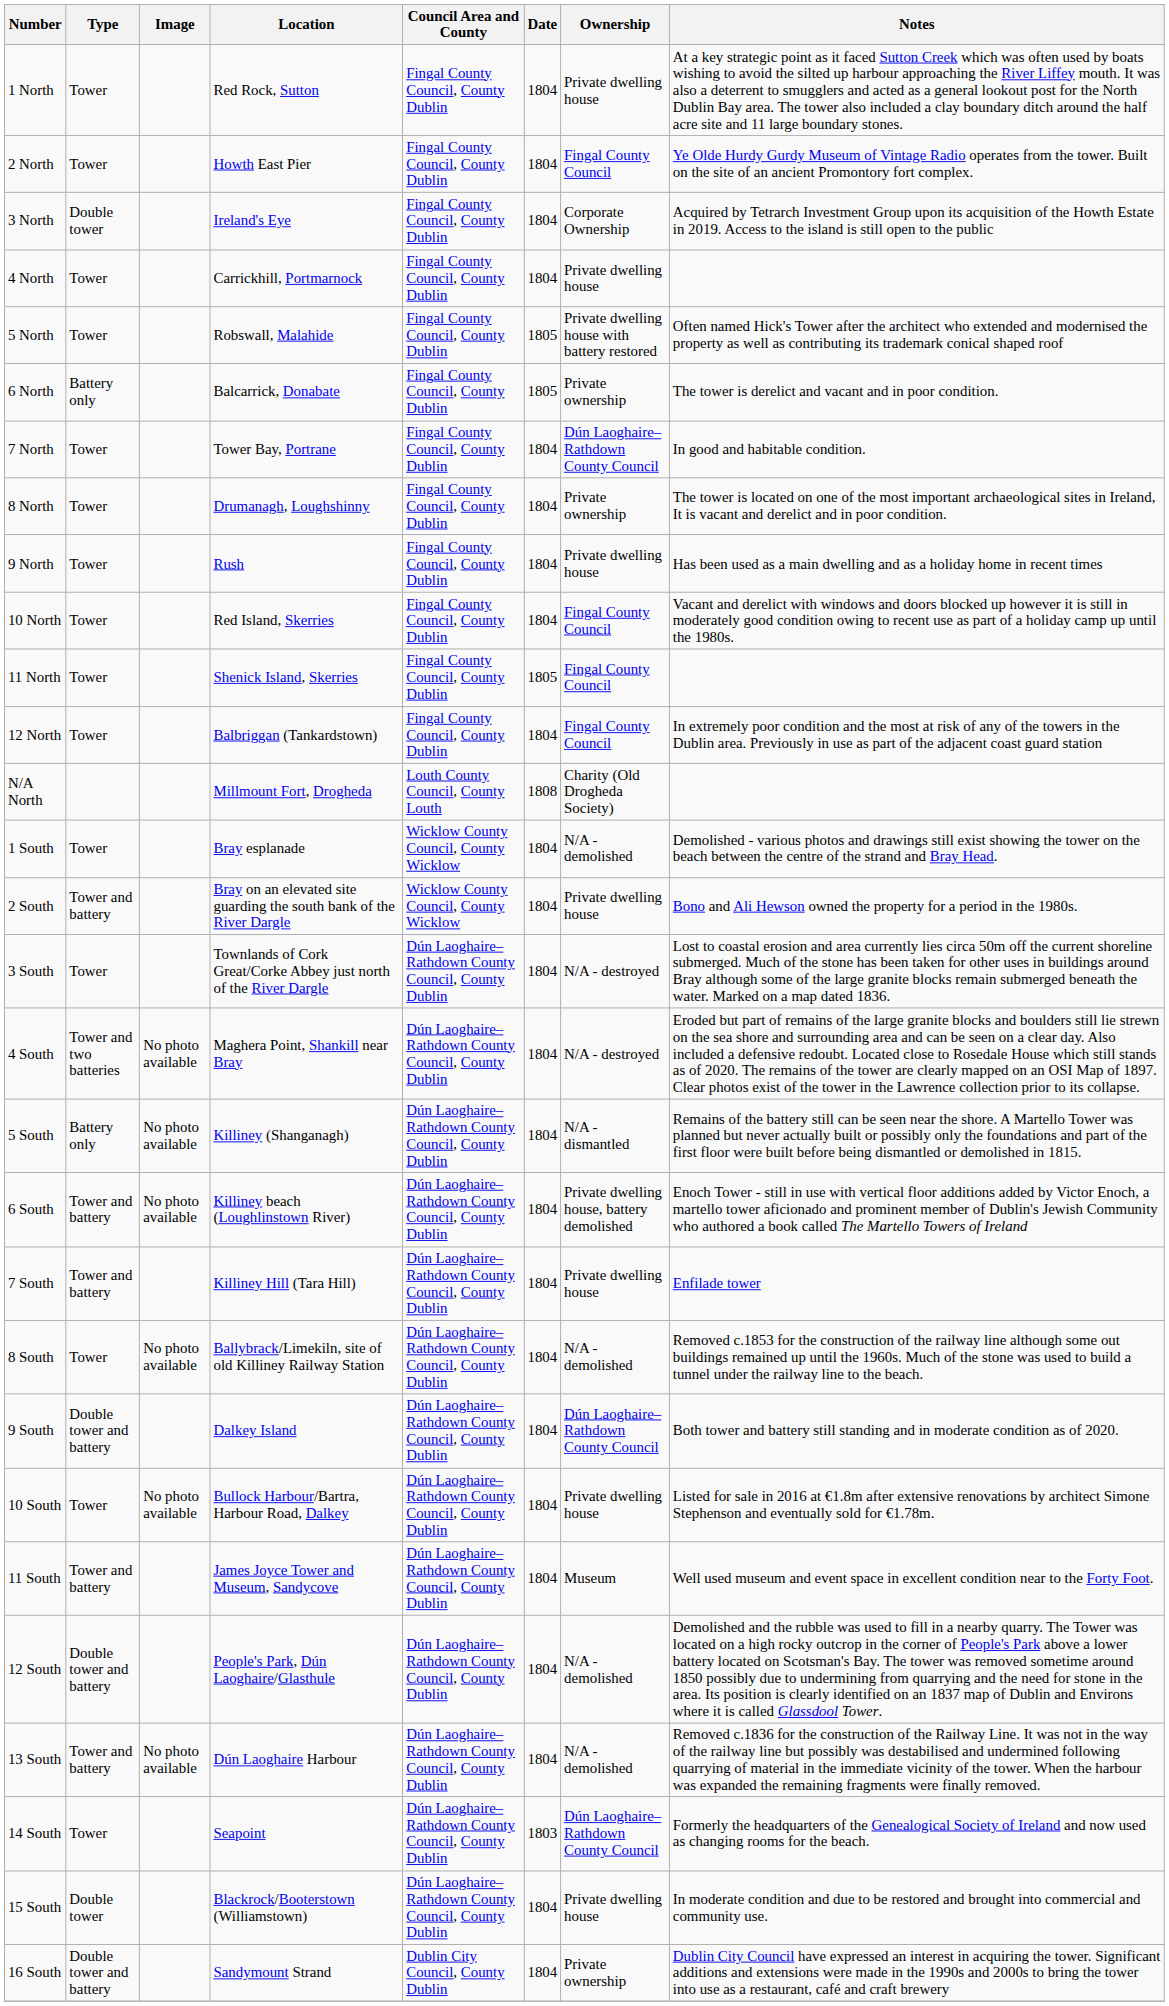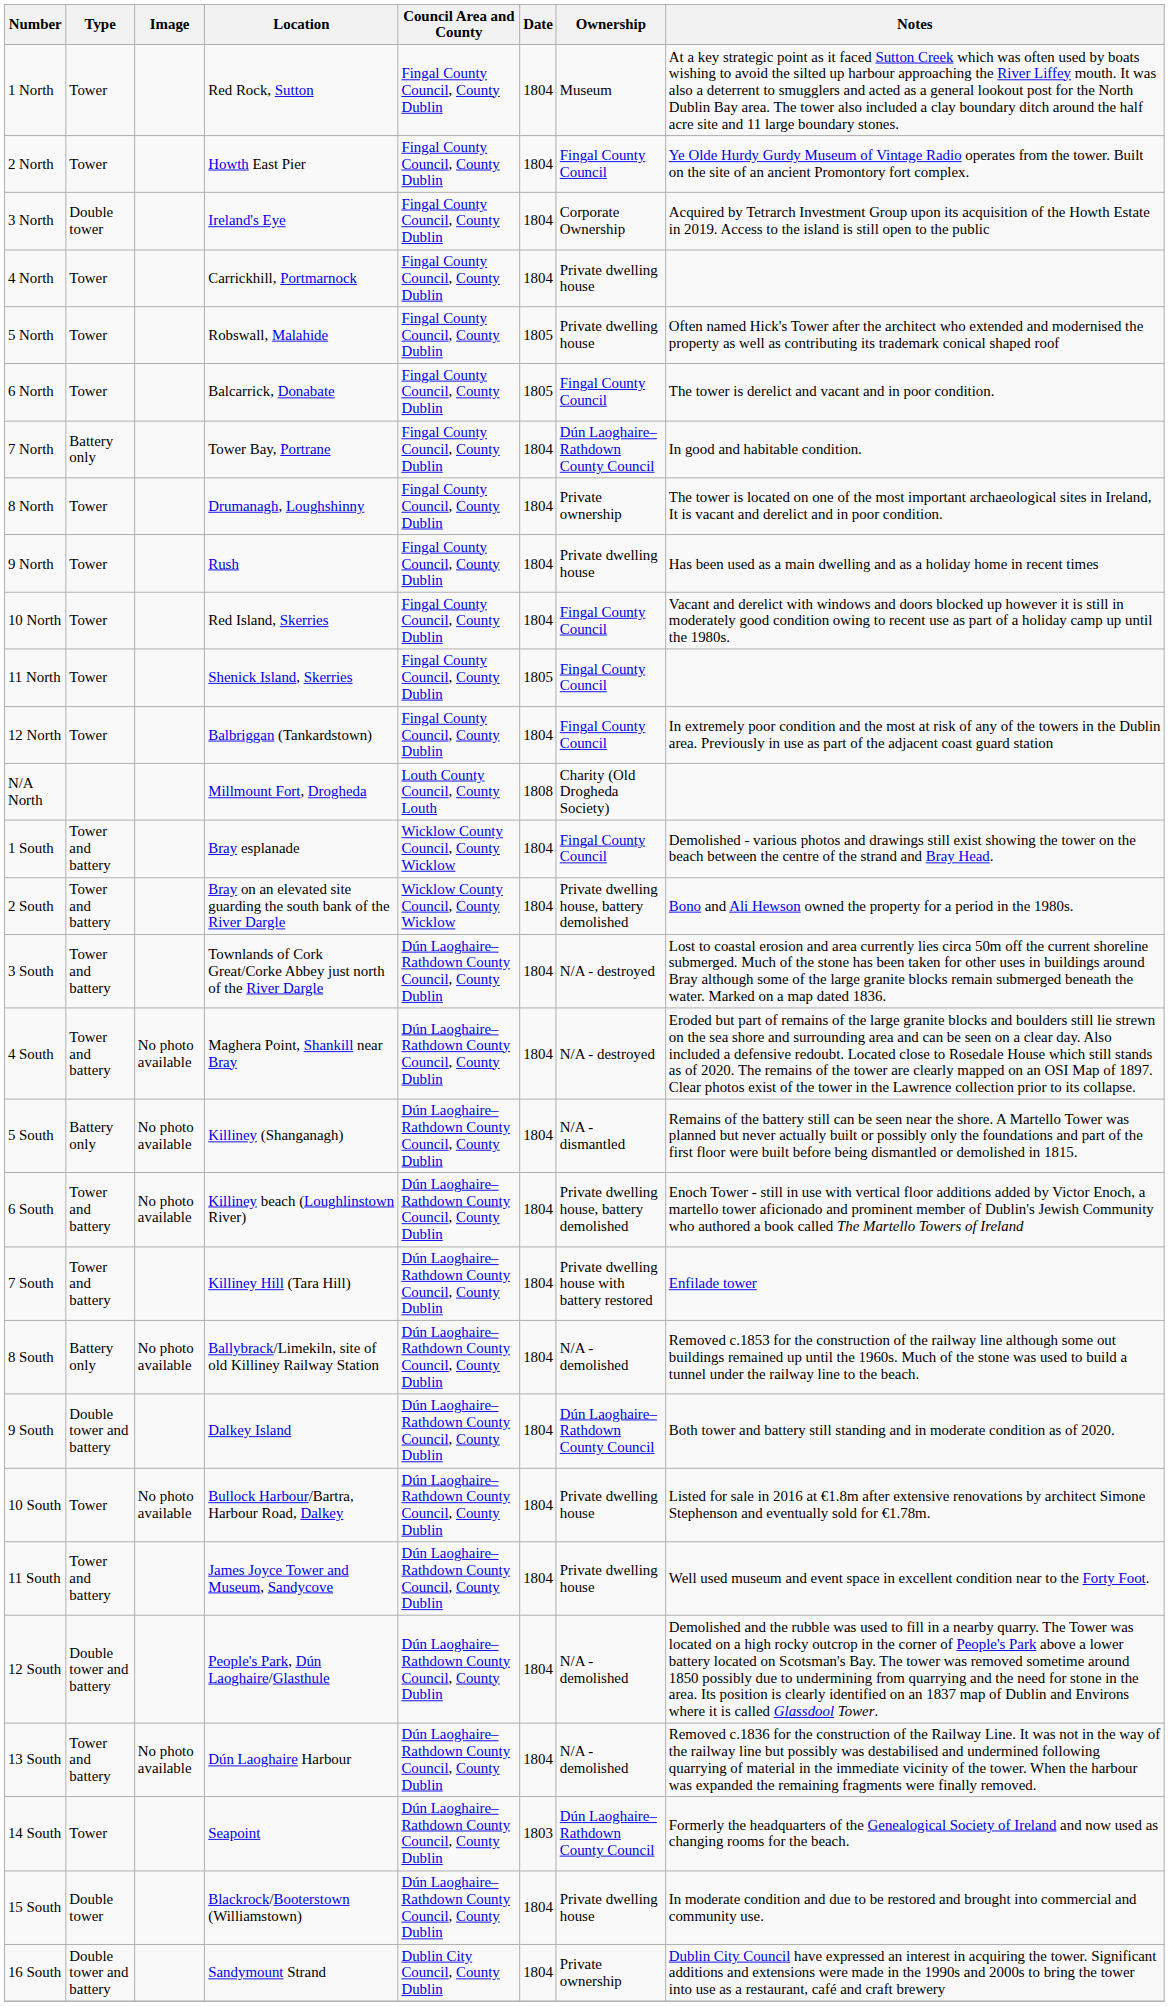(613, 90) Private dwelling house -> (586, 90) Museum
(613, 335) Private dwelling house with battery restored -> (609, 335) Private dwelling house
(91, 392) Battery only -> (88, 392) Tower
(595, 392) Private ownership -> (603, 392) Fingal County Council
(88, 449) Tower -> (91, 449) Battery only
(88, 848) Tower -> (90, 848) Tower and battery
(598, 848) N/A - demolished -> (603, 848) Fingal County Council
(613, 905) Private dwelling house -> (609, 905) Private dwelling house, battery demolished
(88, 971) Tower -> (90, 971) Tower and battery
(101, 1053) Tower and two batteries -> (90, 1053) Tower and battery
(613, 1283) Private dwelling house -> (609, 1283) Private dwelling house with battery restored
(88, 1357) Tower -> (91, 1357) Battery only
(590, 1578) Museum -> (609, 1578) Private dwelling house
